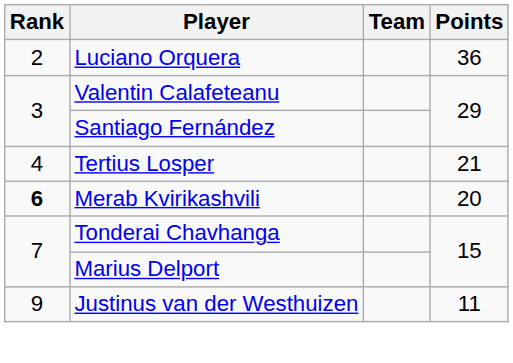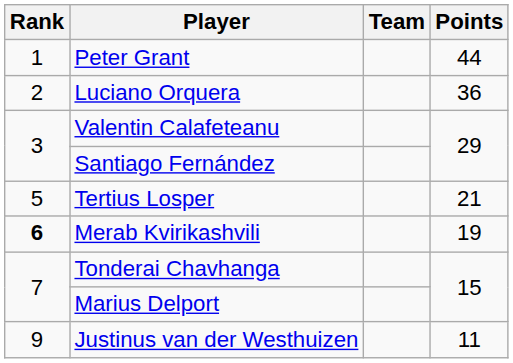+ row: (132, 57)
(37, 163) 4 -> (37, 198) 5
(469, 198) 20 -> (469, 233) 19
